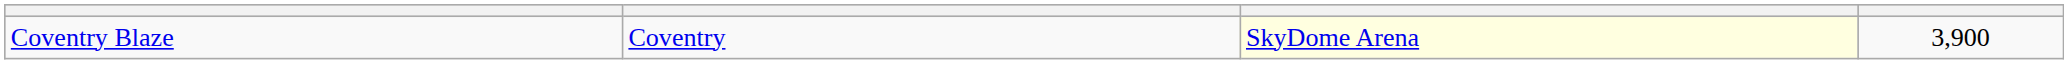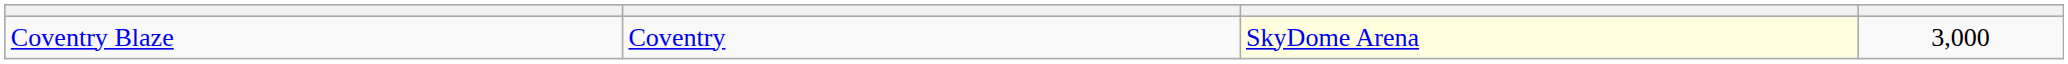(1961, 37) 3,900 -> (1961, 37) 3,000
